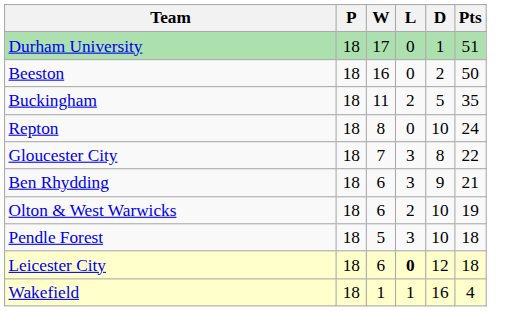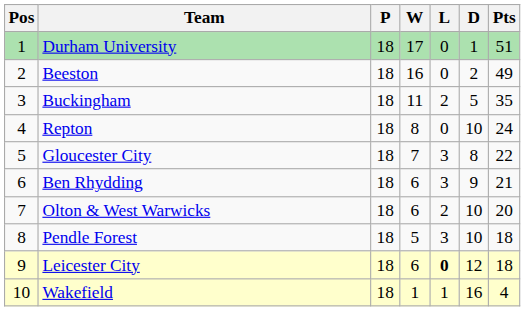+ column: (21, 18)
(470, 73) 50 -> (504, 73) 49
(470, 210) 19 -> (504, 210) 20
